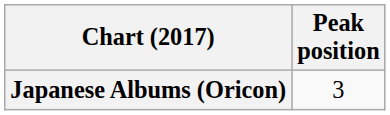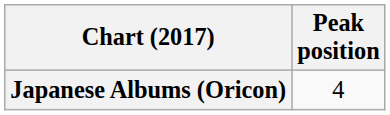(338, 89) 3 -> (338, 89) 4
